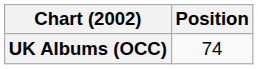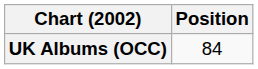(212, 48) 74 -> (212, 48) 84
